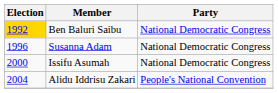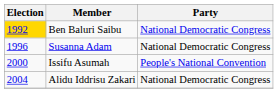(205, 63) National Democratic Congress -> (203, 63) People's National Convention
(203, 79) People's National Convention -> (205, 79) National Democratic Congress
